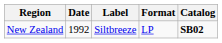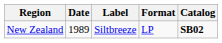(79, 29) 1992 -> (79, 29) 1989
